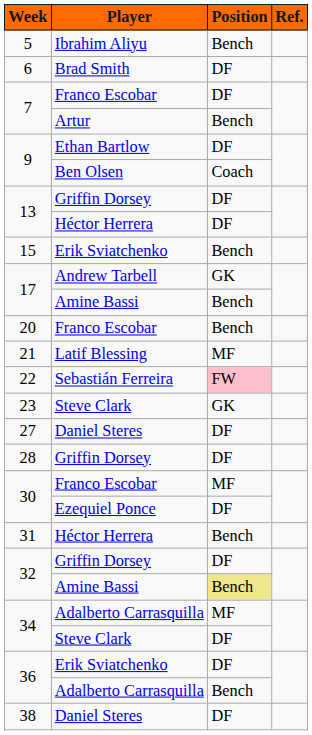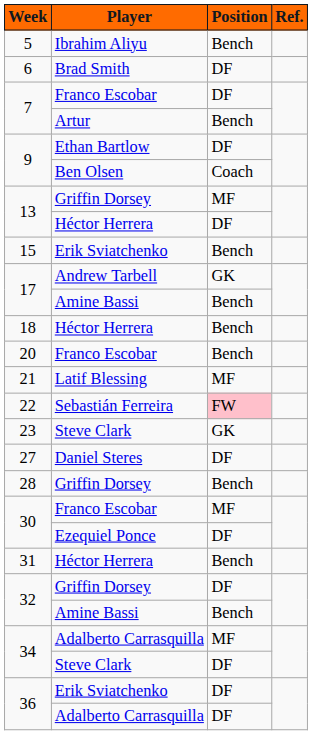(222, 198) DF -> (223, 198) MF
+ row: (28, 328)
(222, 457) DF -> (232, 483) Bench
(232, 586) khaki background -> (232, 612) no background
(232, 690) Bench -> (222, 716) DF
- row: (28, 716)
